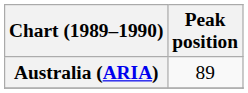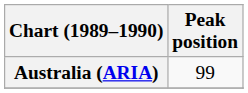(205, 72) 89 -> (205, 72) 99
